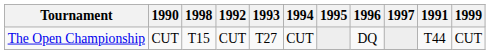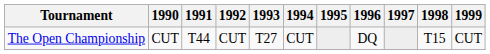columns swapped: (435, 15) <-> (199, 15)
